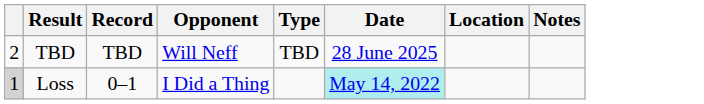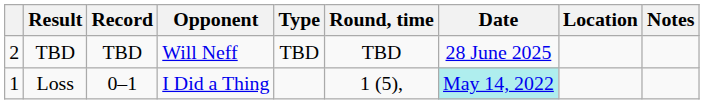+ column: (382, 20)
(14, 83) lightgrey background -> (14, 83) no background
